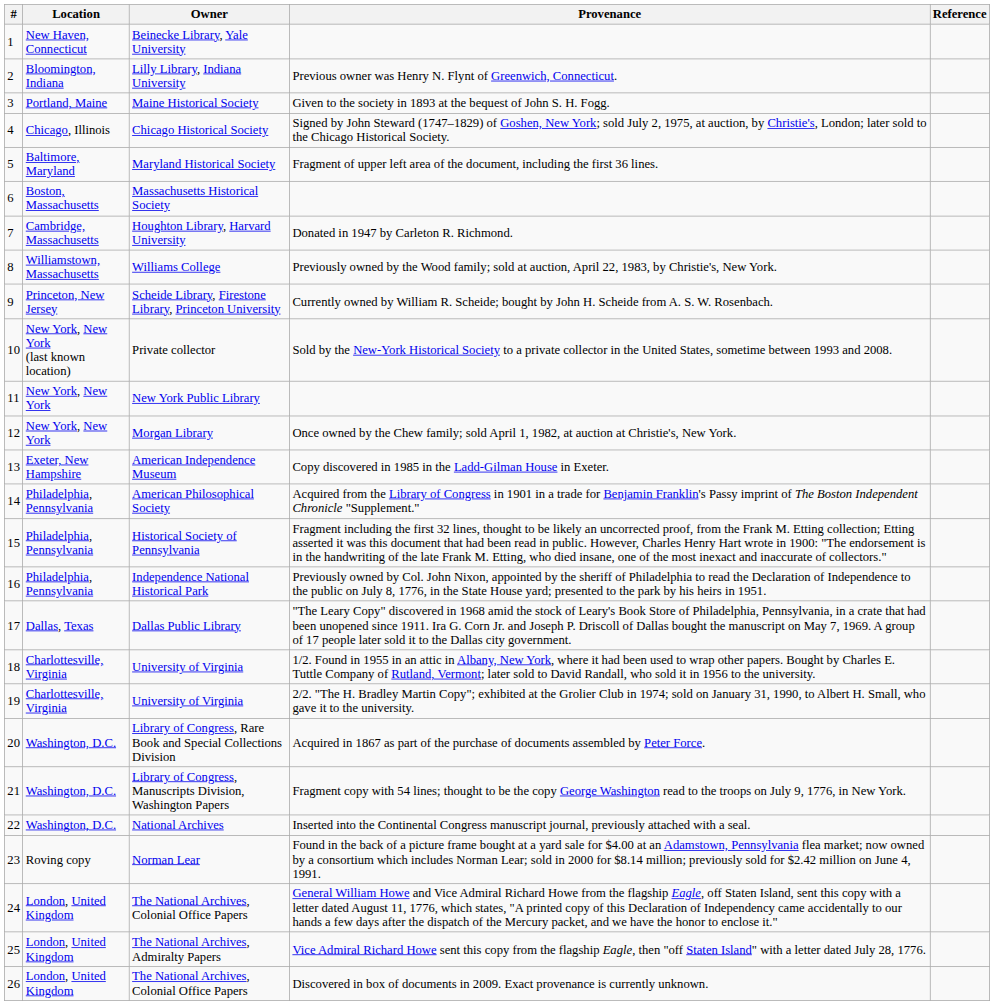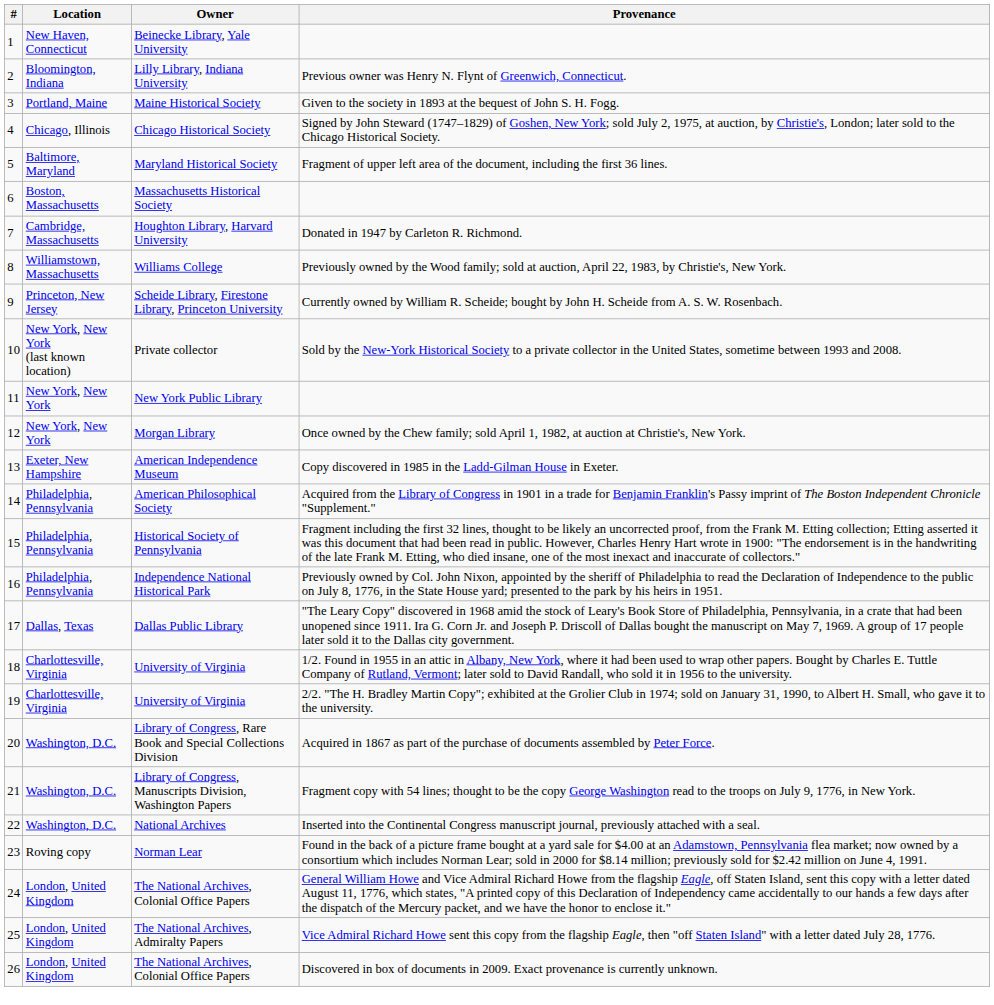- column: (960, 14)
